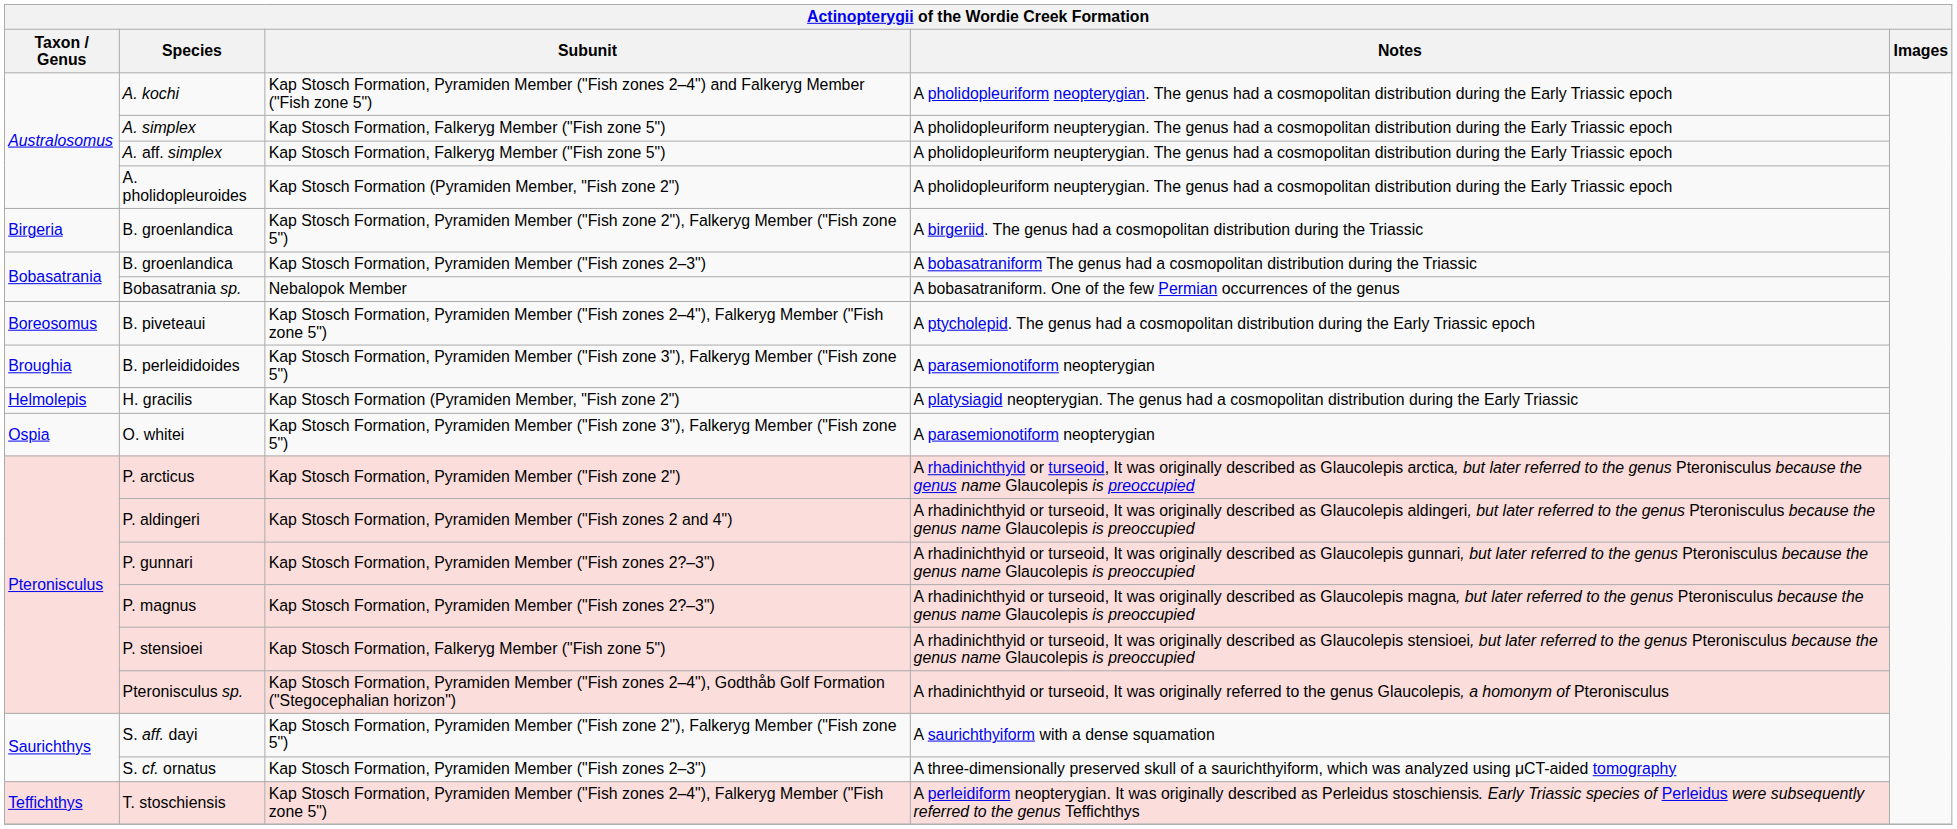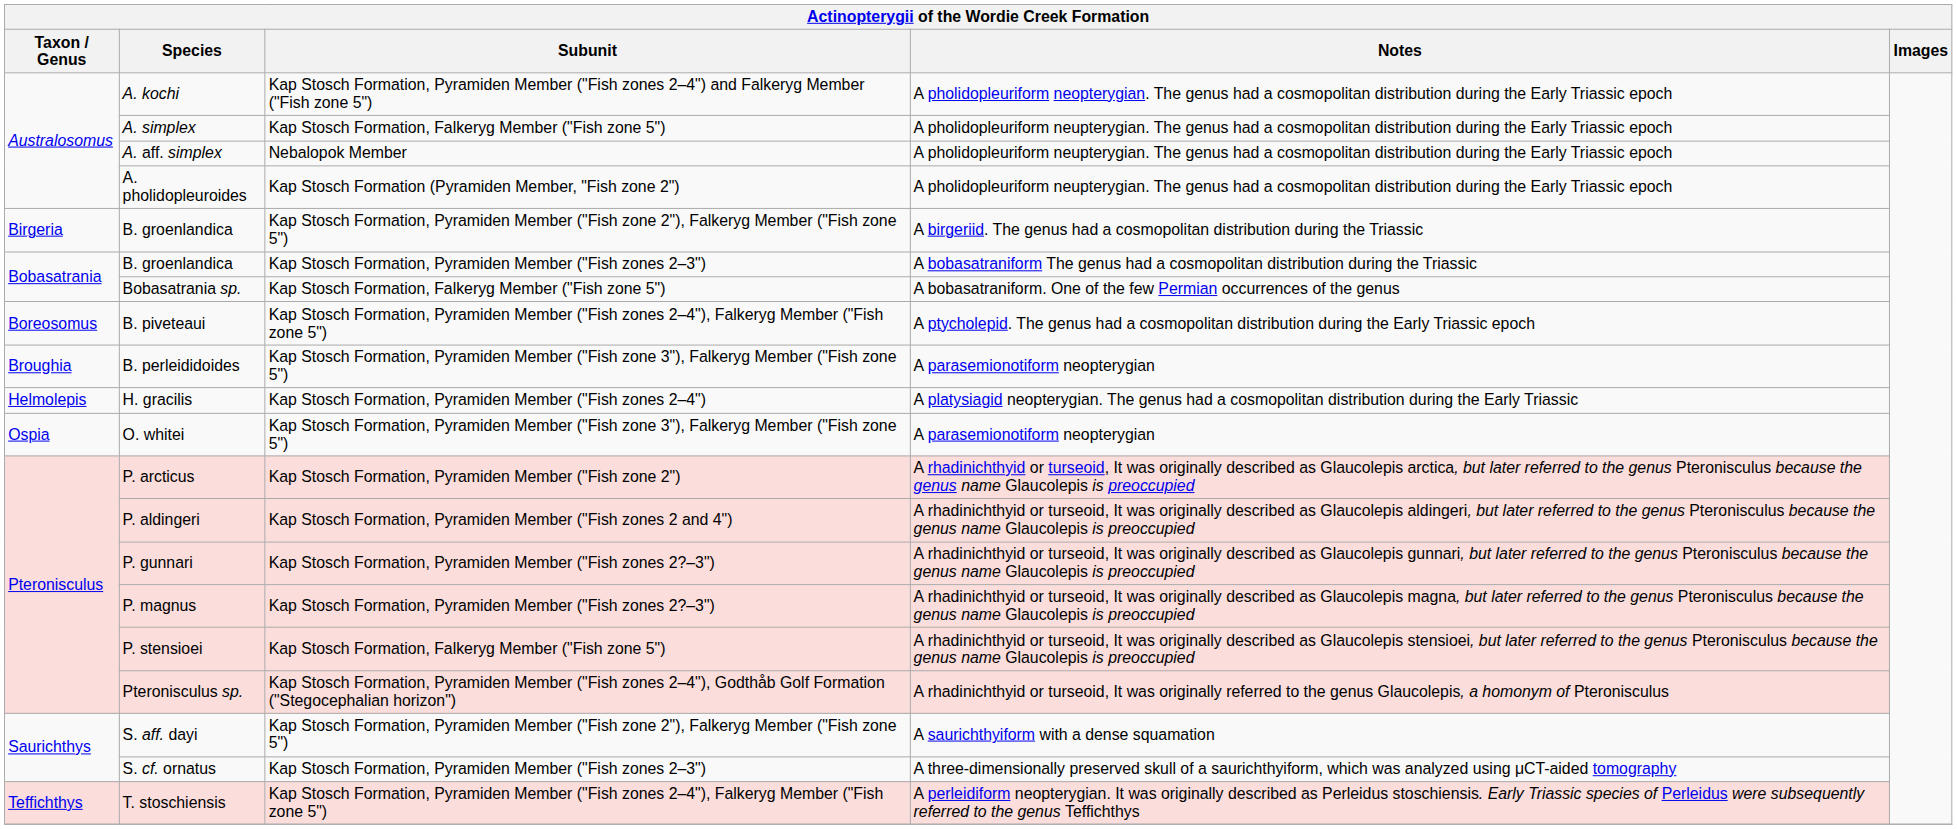(467, 153) Kap Stosch Formation, Falkeryg Member ("Fish zone 5") -> (338, 153) Nebalopok Member
(338, 289) Nebalopok Member -> (467, 289) Kap Stosch Formation, Falkeryg Member ("Fish zone 5")
(474, 400) Kap Stosch Formation (Pyramiden Member, "Fish zone 2") -> (487, 400) Kap Stosch Formation, Pyramiden Member ("Fish zones 2–4")
